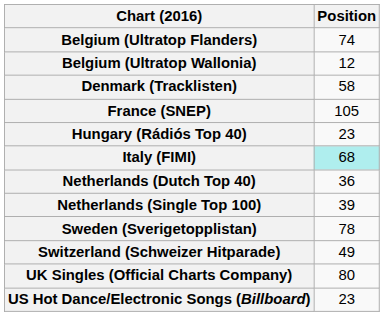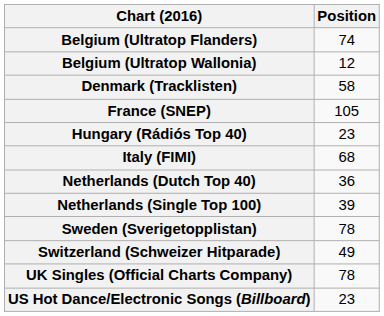(347, 157) paleturquoise background -> (347, 157) no background
(347, 275) 80 -> (347, 275) 78
